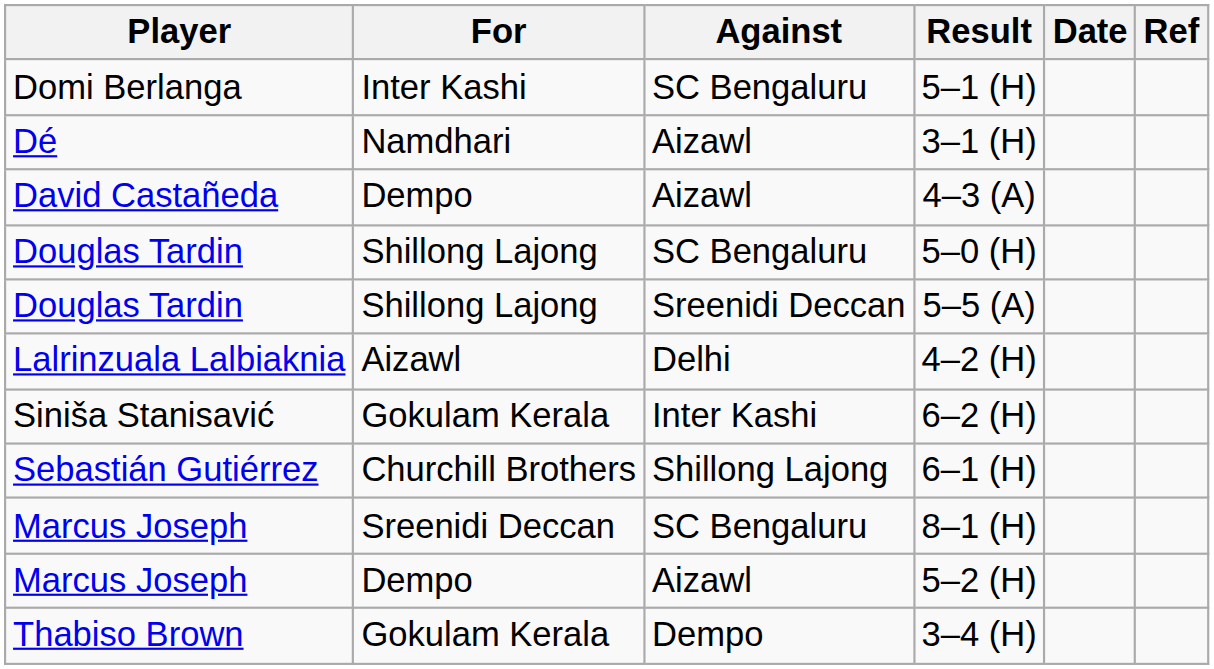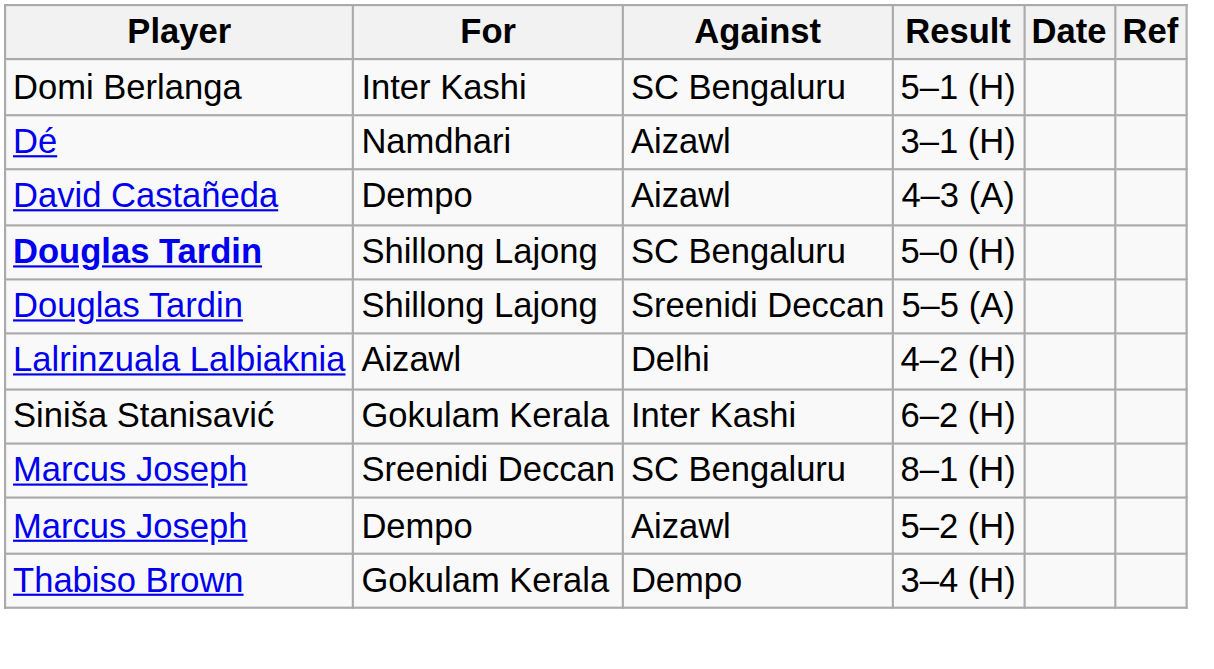(128, 251) normal -> (138, 251) bold
- row: (979, 470)
